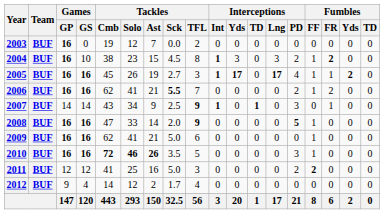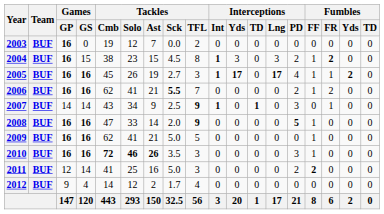(86, 59) 10 -> (86, 59) 15
(197, 138) 6 -> (197, 138) 5
(197, 153) 5 -> (197, 153) 3
(86, 169) 12 -> (86, 169) 14
